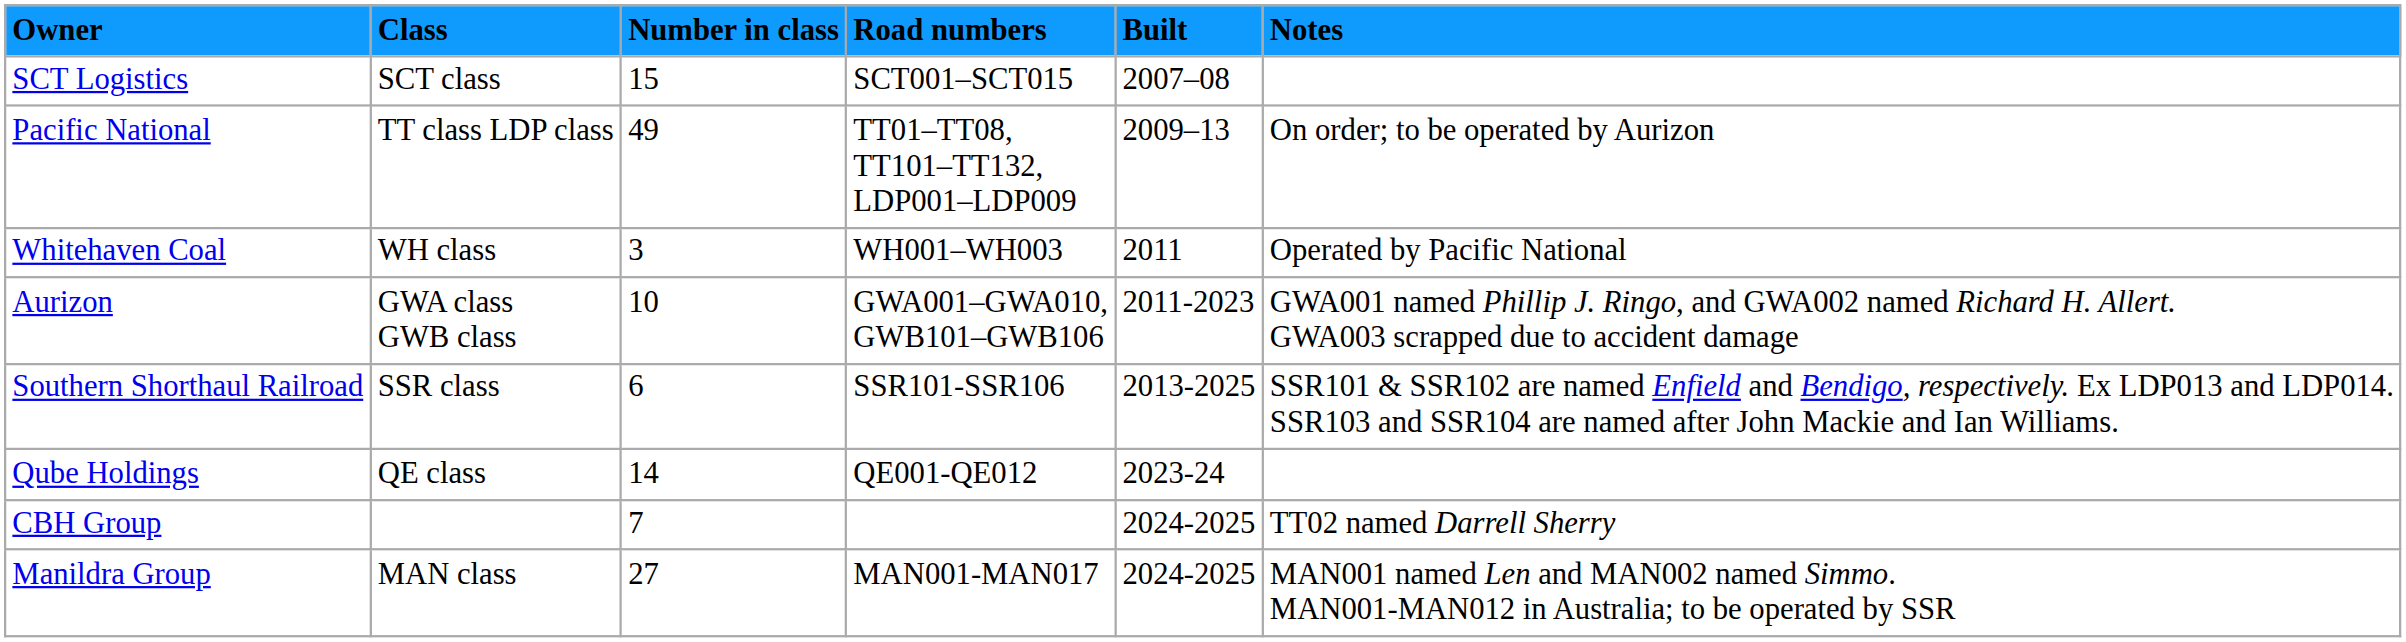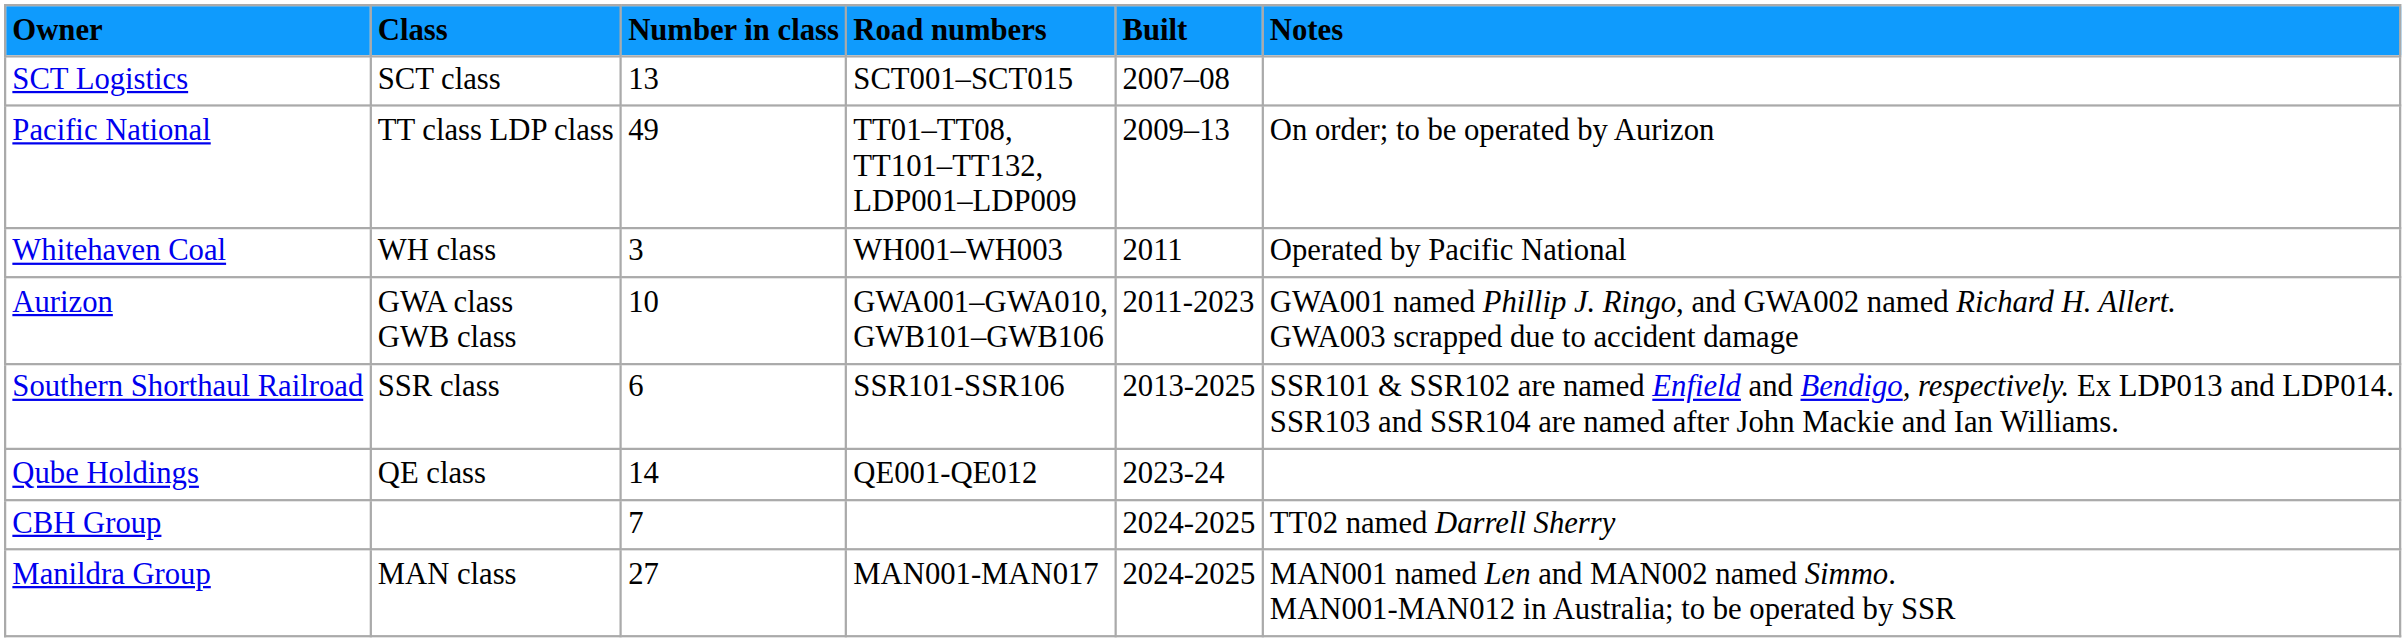(643, 79) 15 -> (643, 79) 13
